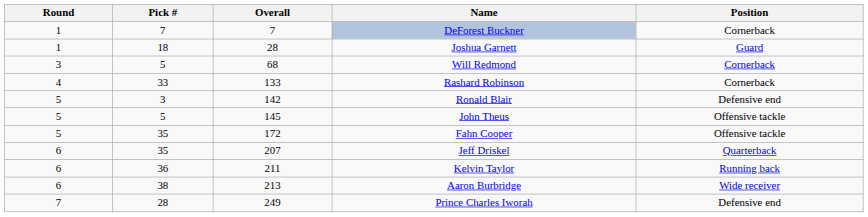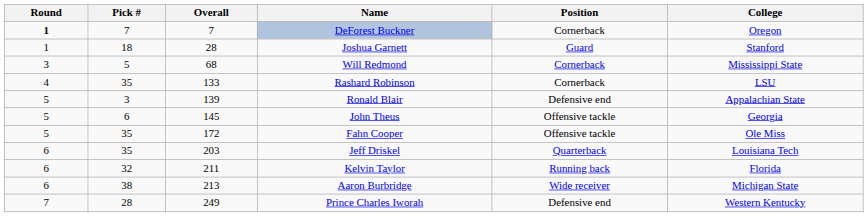+ column: (765, 13)
(59, 30) normal -> (46, 30) bold
(163, 82) 33 -> (127, 82) 35
(272, 99) 142 -> (211, 99) 139
(163, 116) 5 -> (127, 116) 6
(272, 151) 207 -> (211, 151) 203
(163, 168) 36 -> (127, 168) 32
